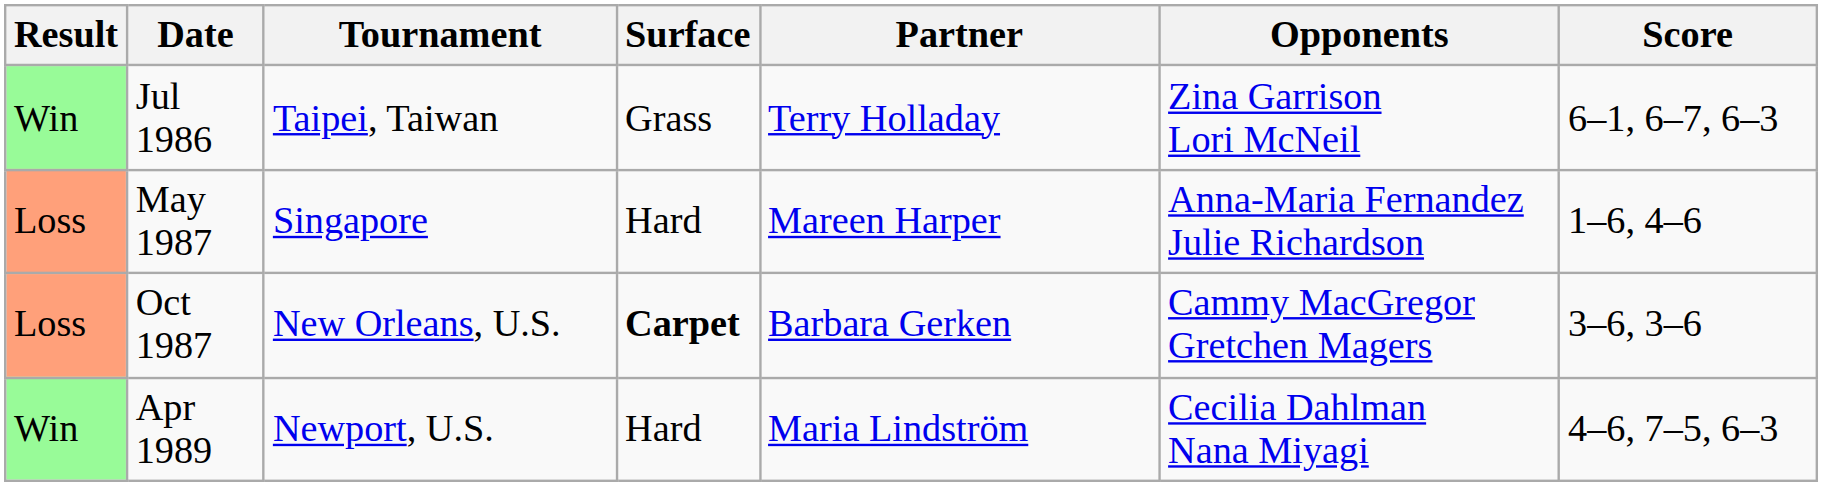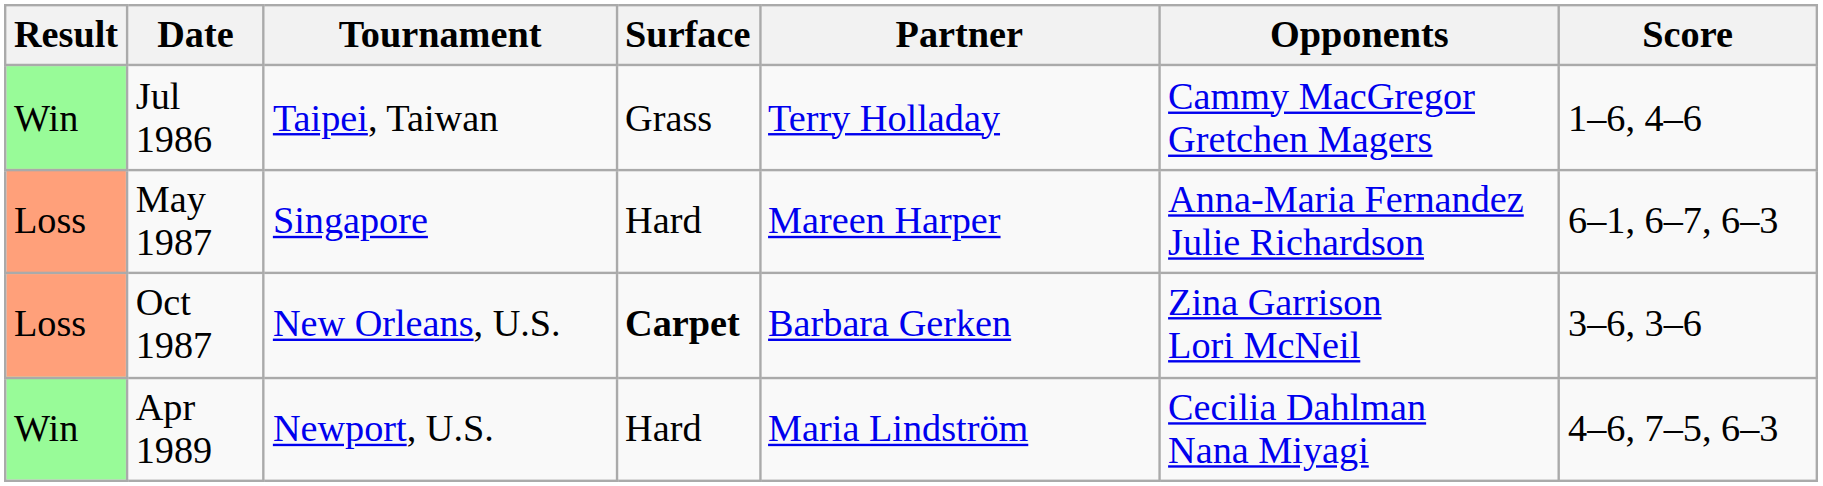(1275, 116) Zina Garrison Lori McNeil -> (1322, 116) Cammy MacGregor Gretchen Magers
(1673, 116) 6–1, 6–7, 6–3 -> (1635, 116) 1–6, 4–6
(1635, 220) 1–6, 4–6 -> (1673, 220) 6–1, 6–7, 6–3
(1322, 324) Cammy MacGregor Gretchen Magers -> (1275, 324) Zina Garrison Lori McNeil
